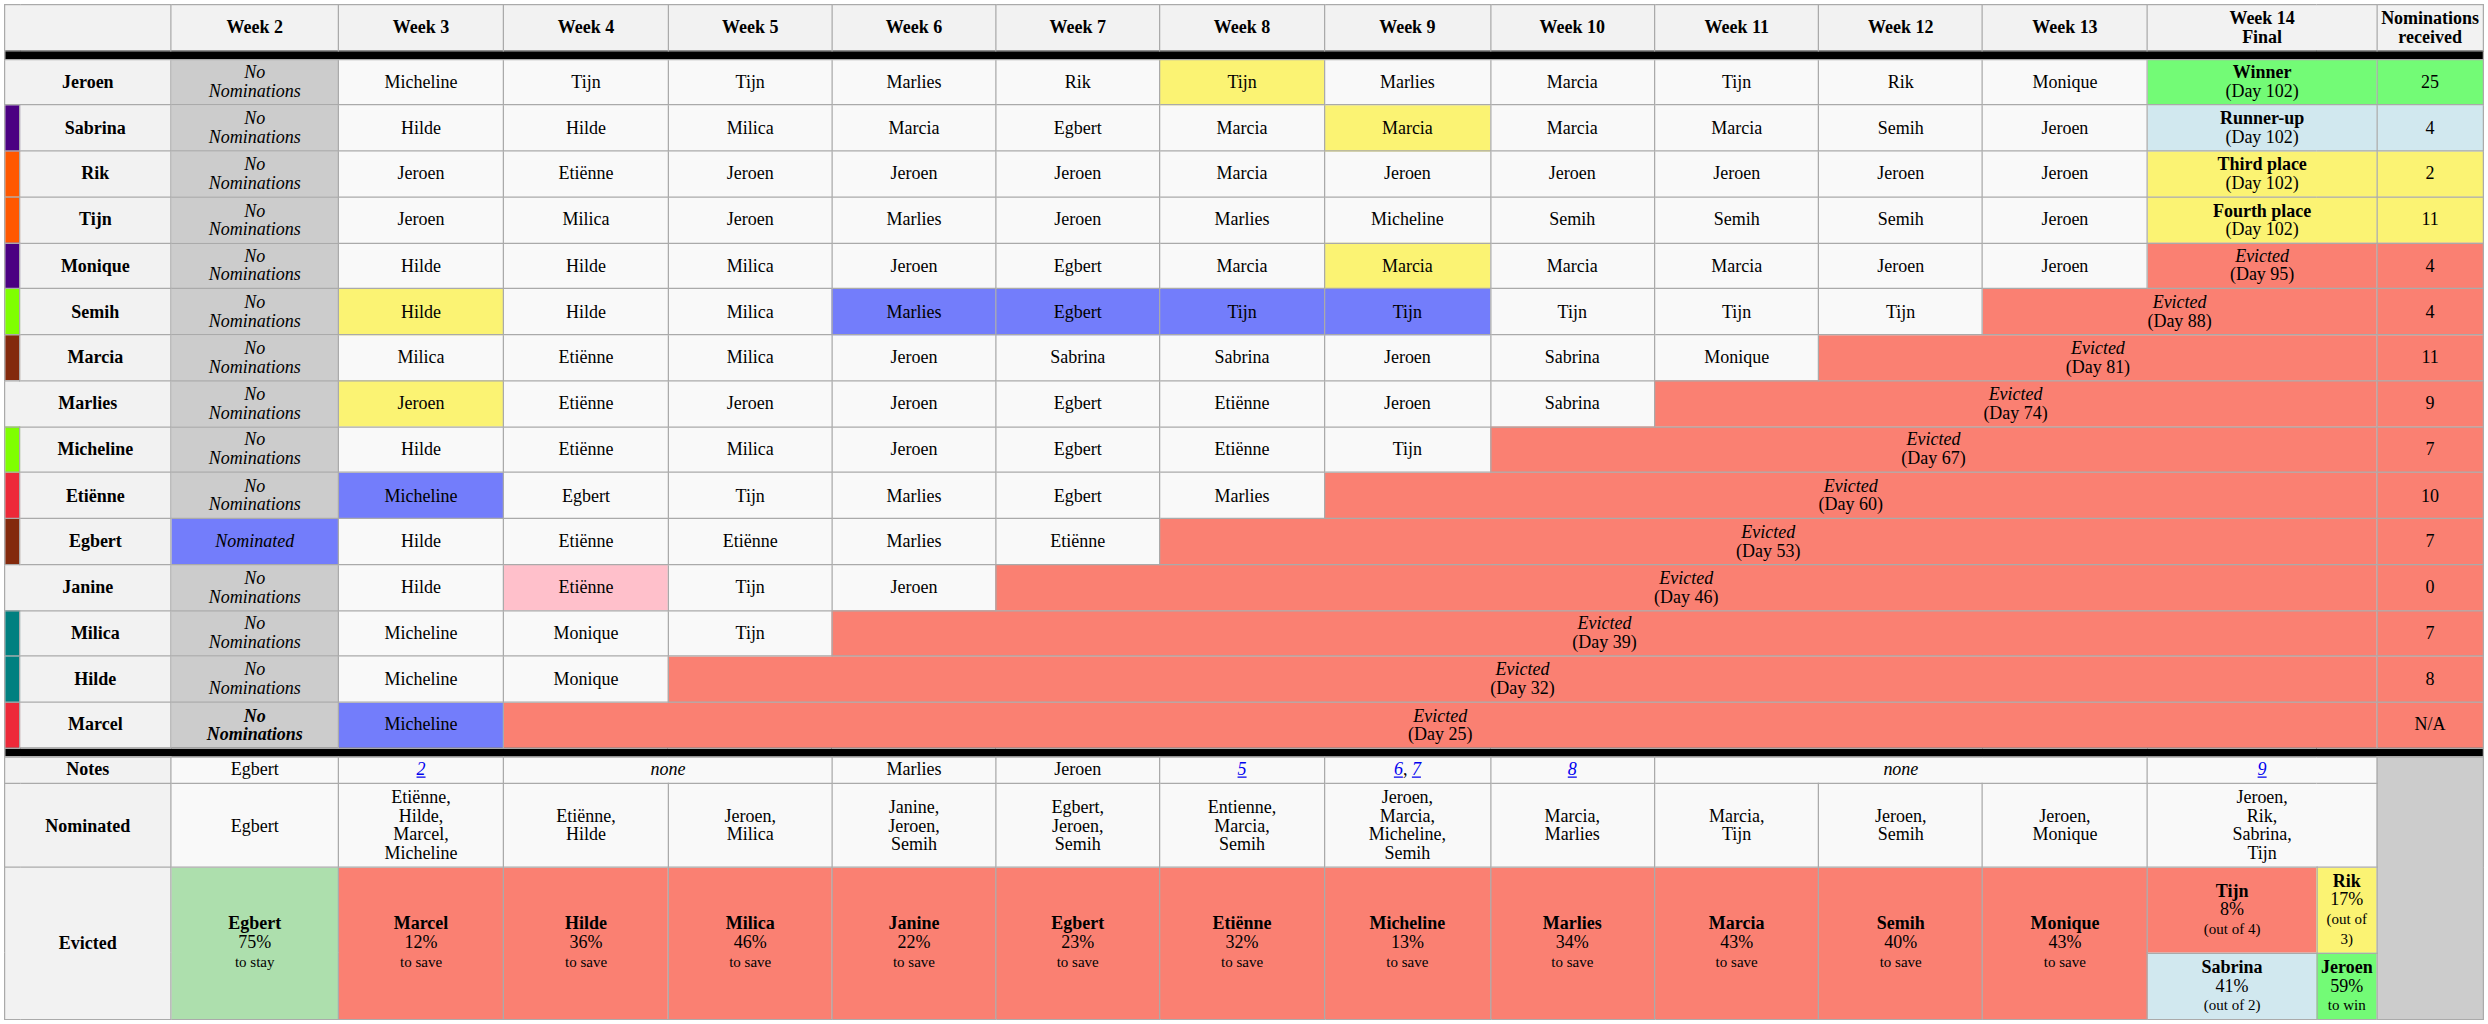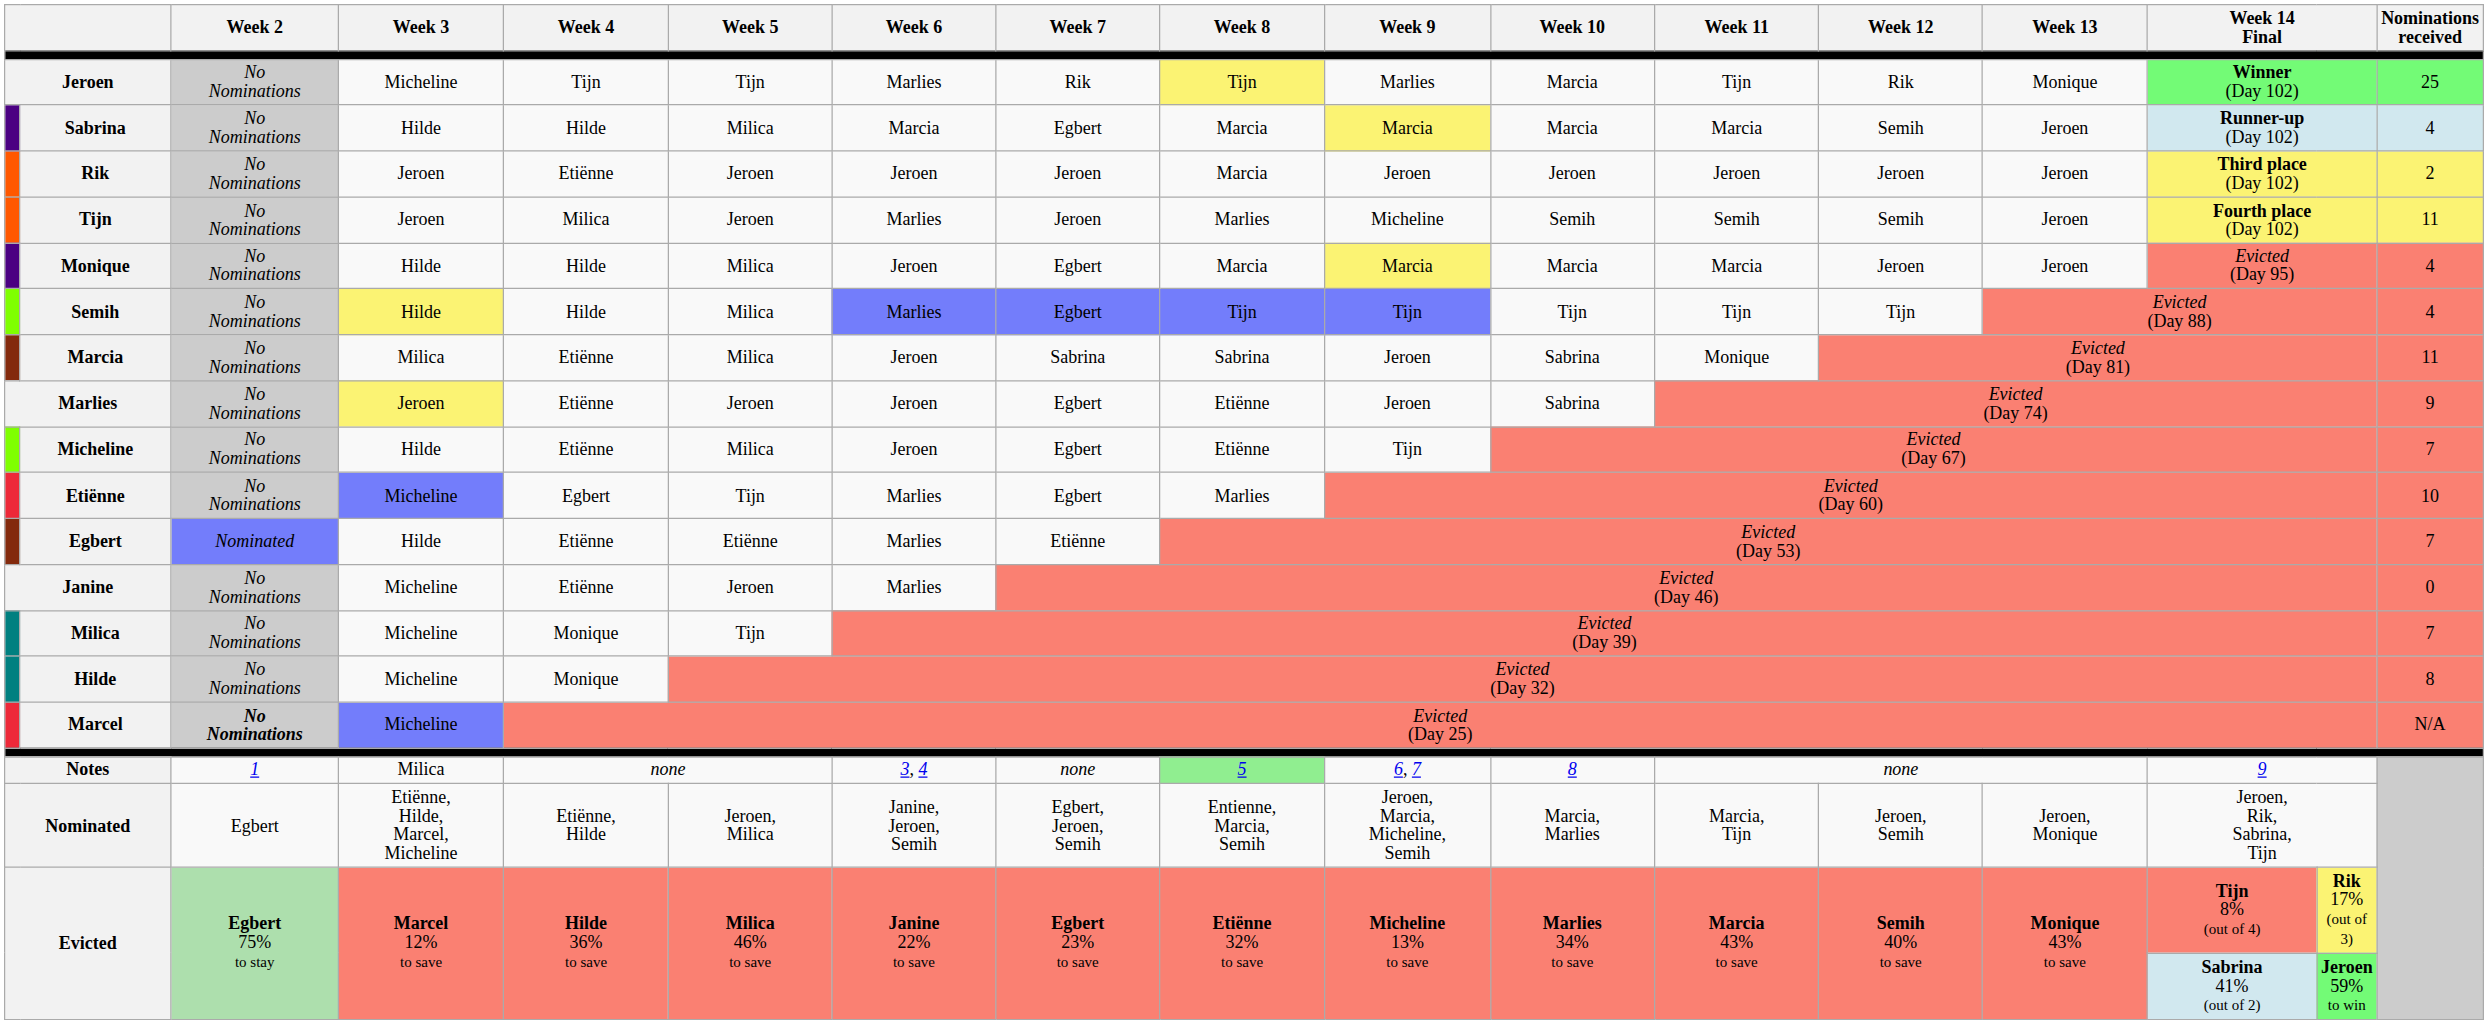(421, 587) Hilde -> (421, 587) Micheline
(586, 587) pink background -> (586, 587) no background
(750, 587) Tijn -> (750, 587) Jeroen
(914, 587) Jeroen -> (914, 587) Marlies
(255, 770) Egbert -> (255, 770) 1
(421, 770) 2 -> (421, 770) Milica
(914, 770) Marlies -> (914, 770) 3, 4
(1078, 770) Jeroen -> (1078, 770) none
(1242, 770) no background -> (1242, 770) lightgreen background
